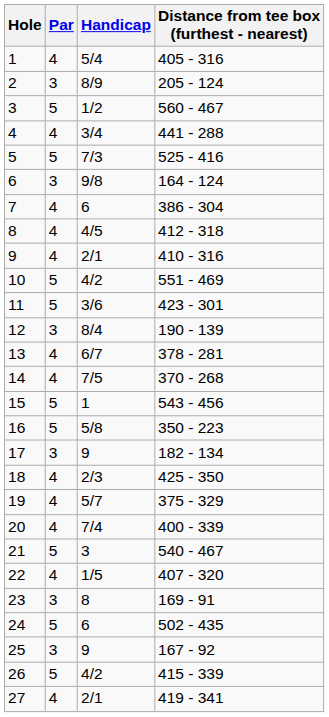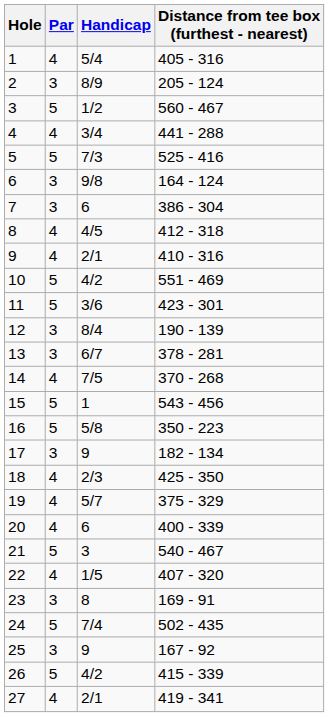(53, 206) 4 -> (53, 206) 3
(53, 354) 4 -> (53, 354) 3
(92, 526) 7/4 -> (85, 526) 6
(85, 624) 6 -> (92, 624) 7/4
